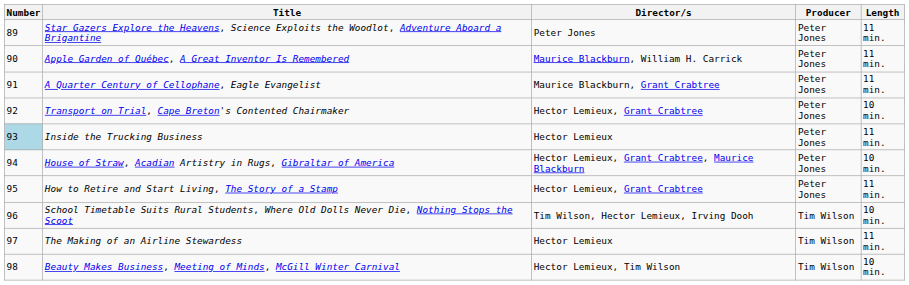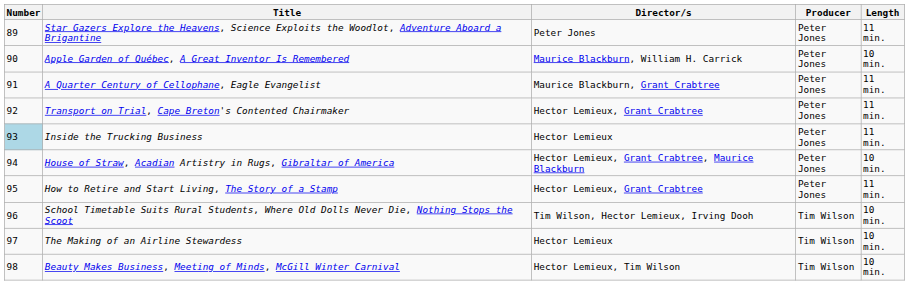(874, 59) 11 min. -> (874, 59) 10 min.
(874, 111) 10 min. -> (874, 111) 11 min.
(874, 241) 11 min. -> (874, 241) 10 min.
